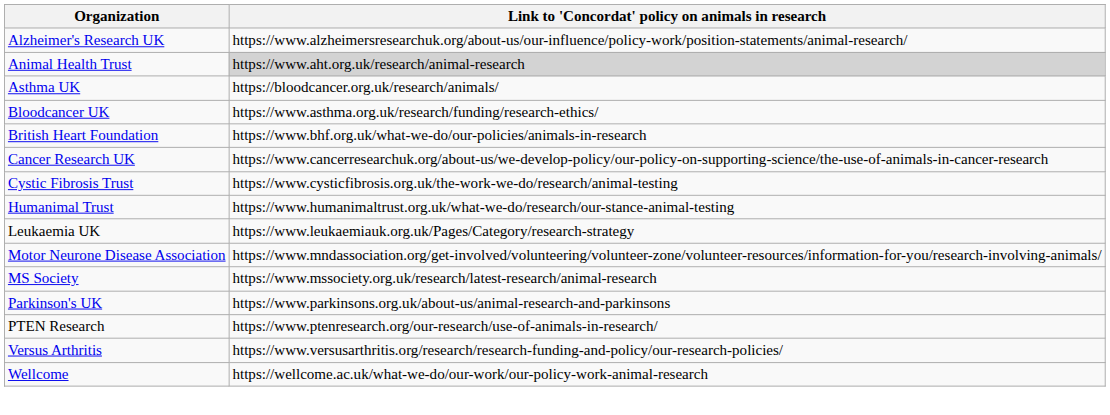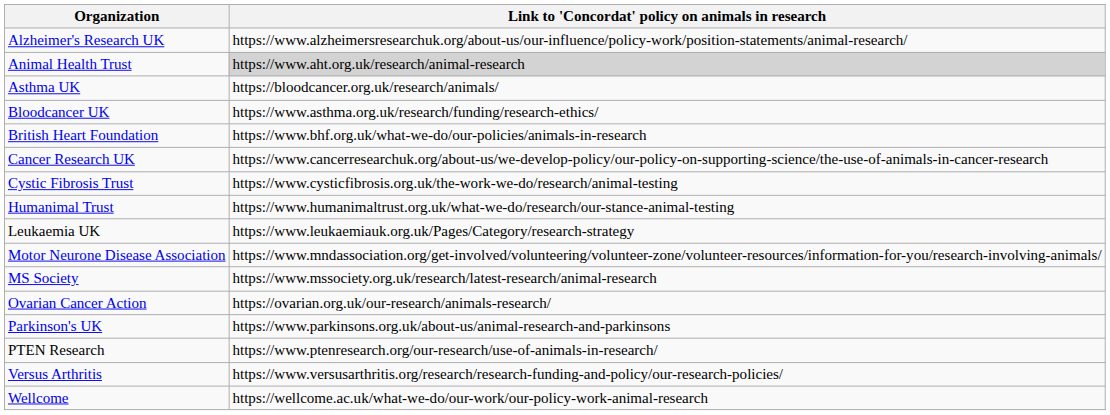+ row: (77, 302)
